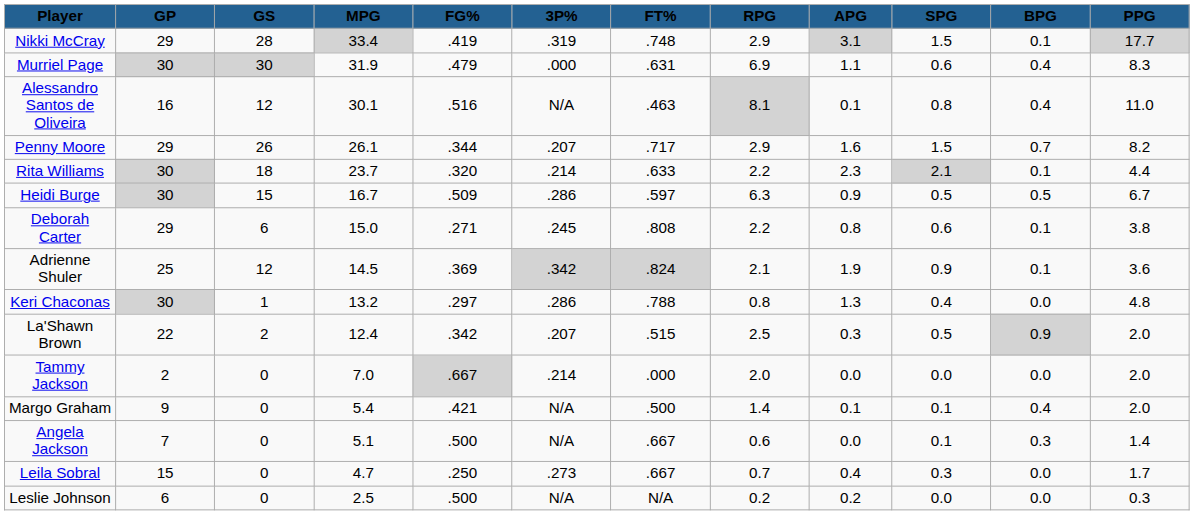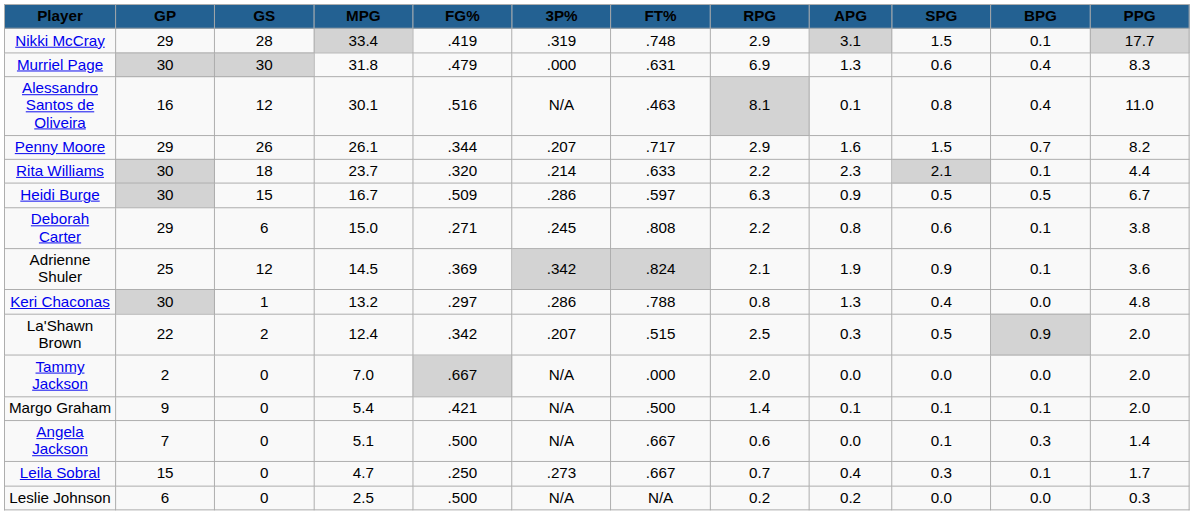(363, 64) 31.9 -> (363, 64) 31.8
(851, 64) 1.1 -> (851, 64) 1.3
(561, 375) .214 -> (561, 375) N/A
(1040, 408) 0.4 -> (1040, 408) 0.1
(1040, 473) 0.0 -> (1040, 473) 0.1
